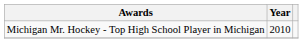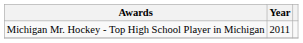(280, 29) 2010 -> (280, 29) 2011
